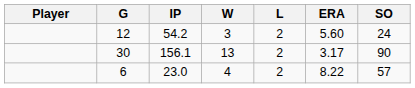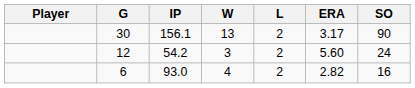rows swapped: (123, 53) <-> (123, 33)
(175, 72) 23.0 -> (175, 72) 93.0
(332, 72) 8.22 -> (332, 72) 2.82
(384, 72) 57 -> (384, 72) 16
